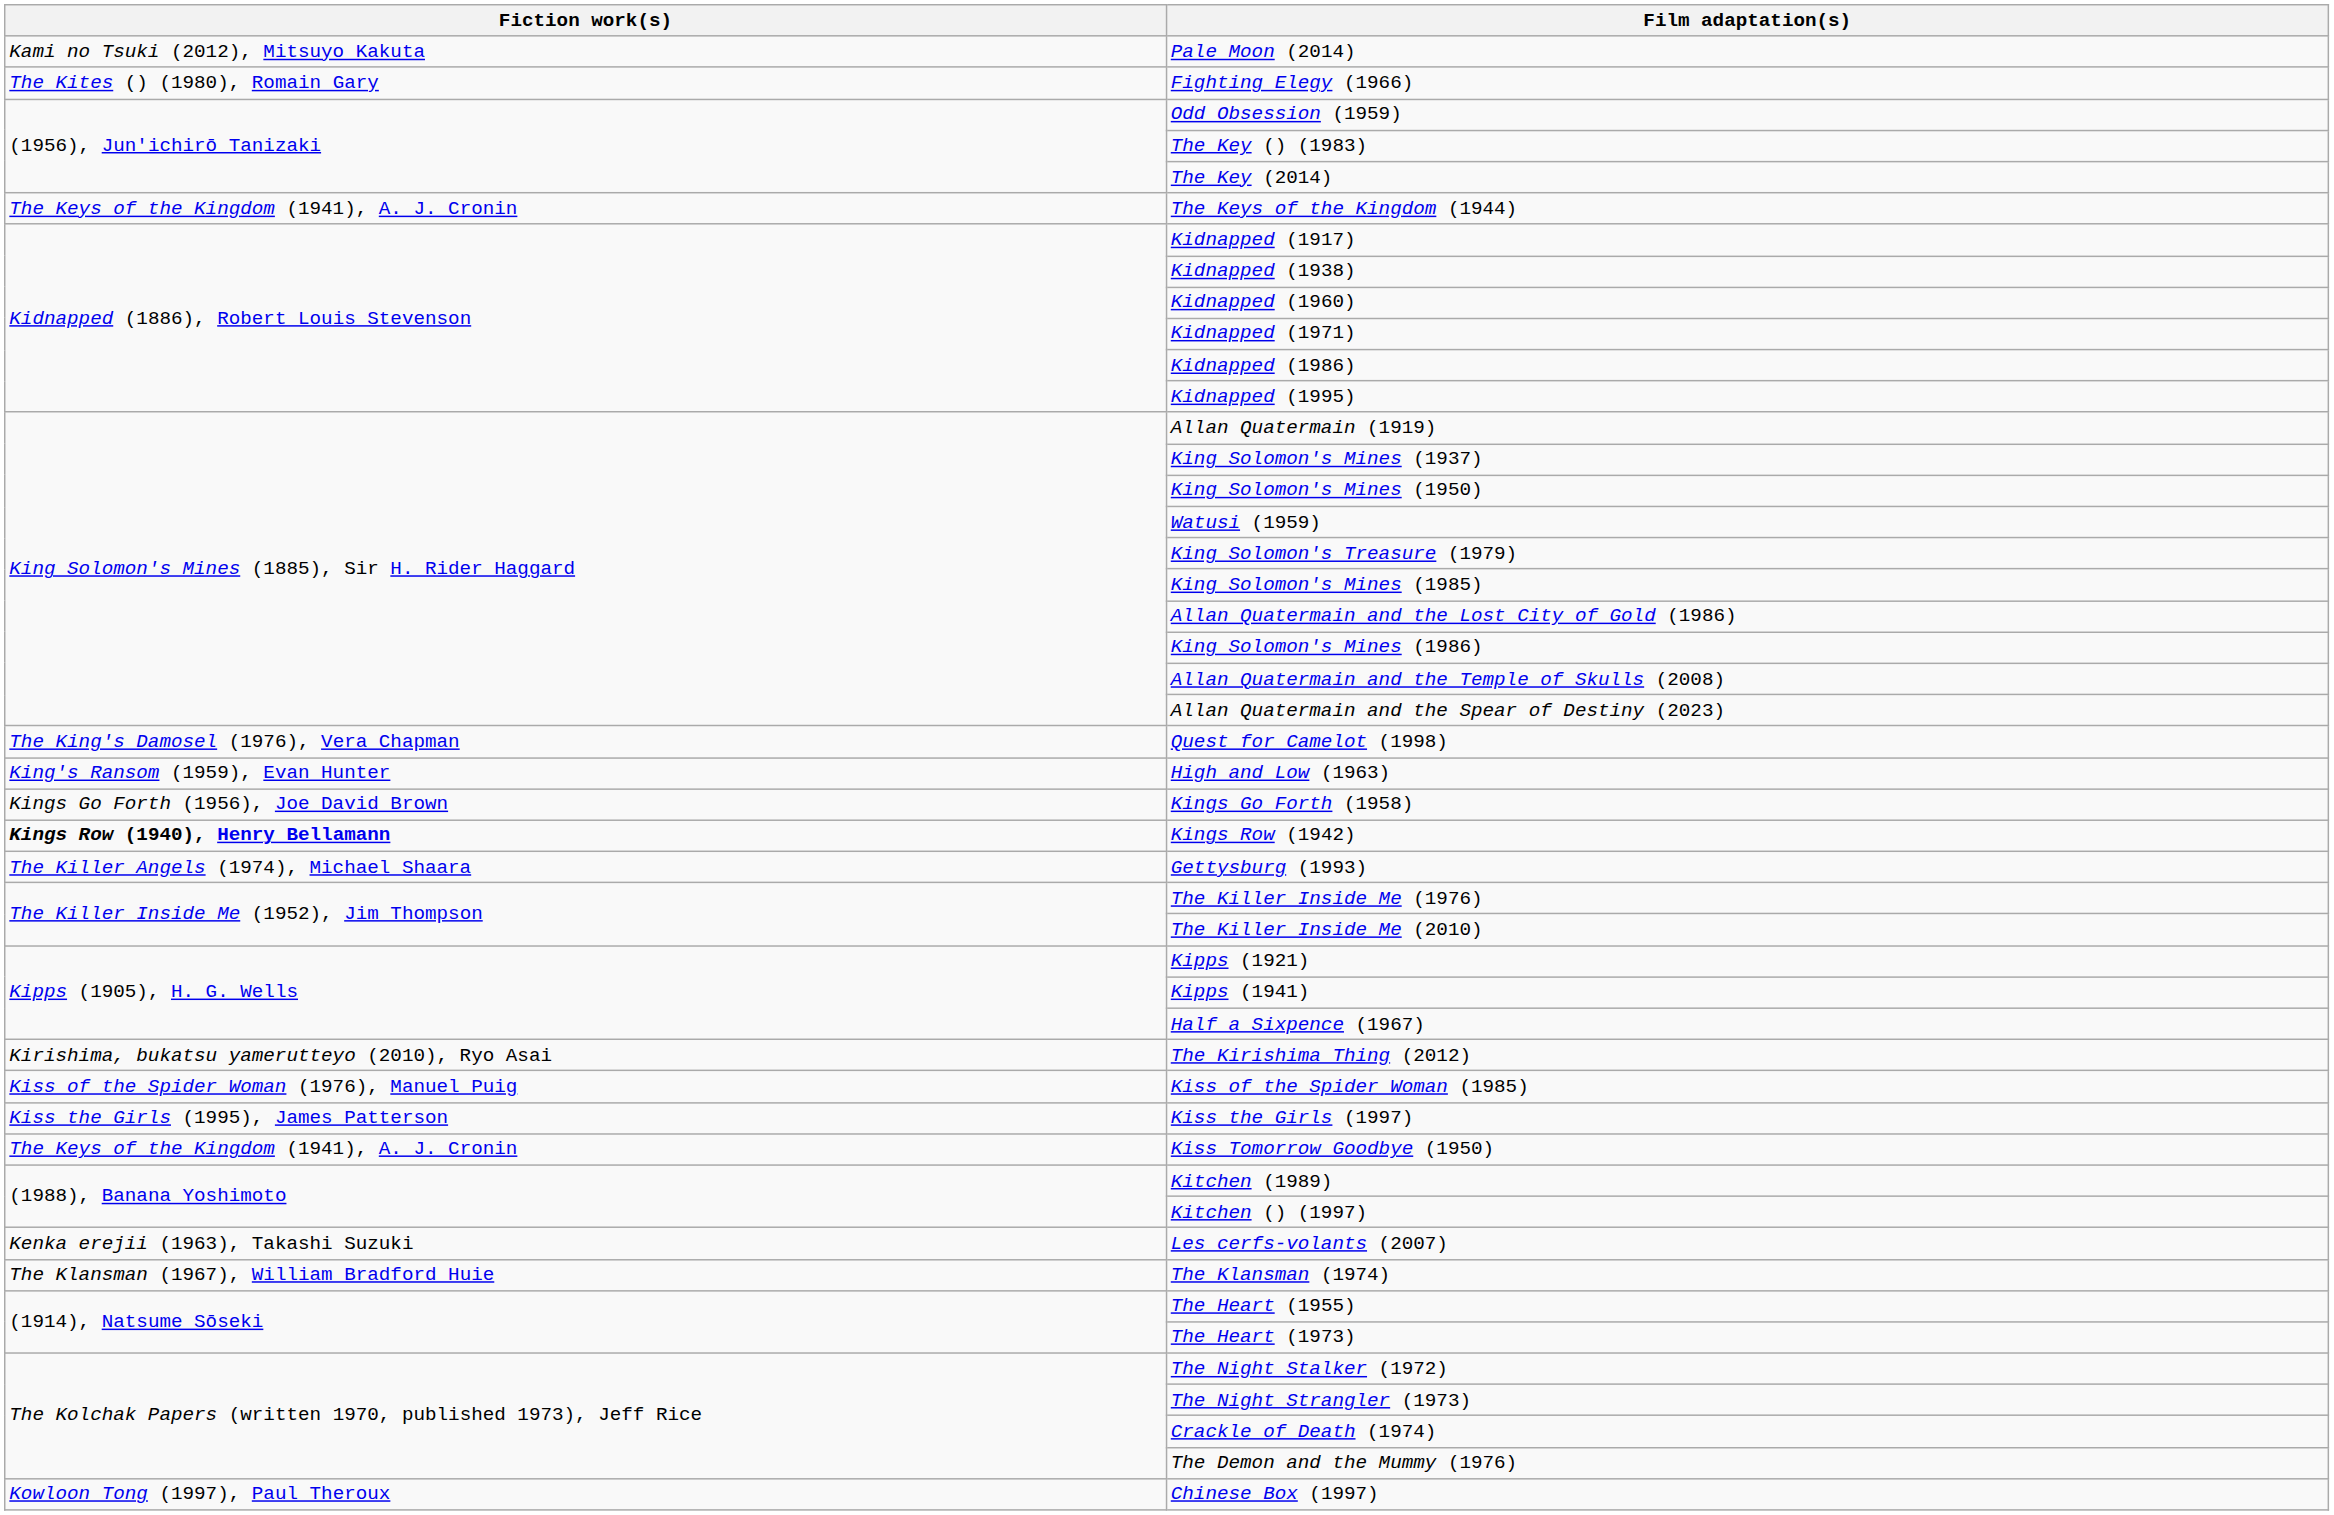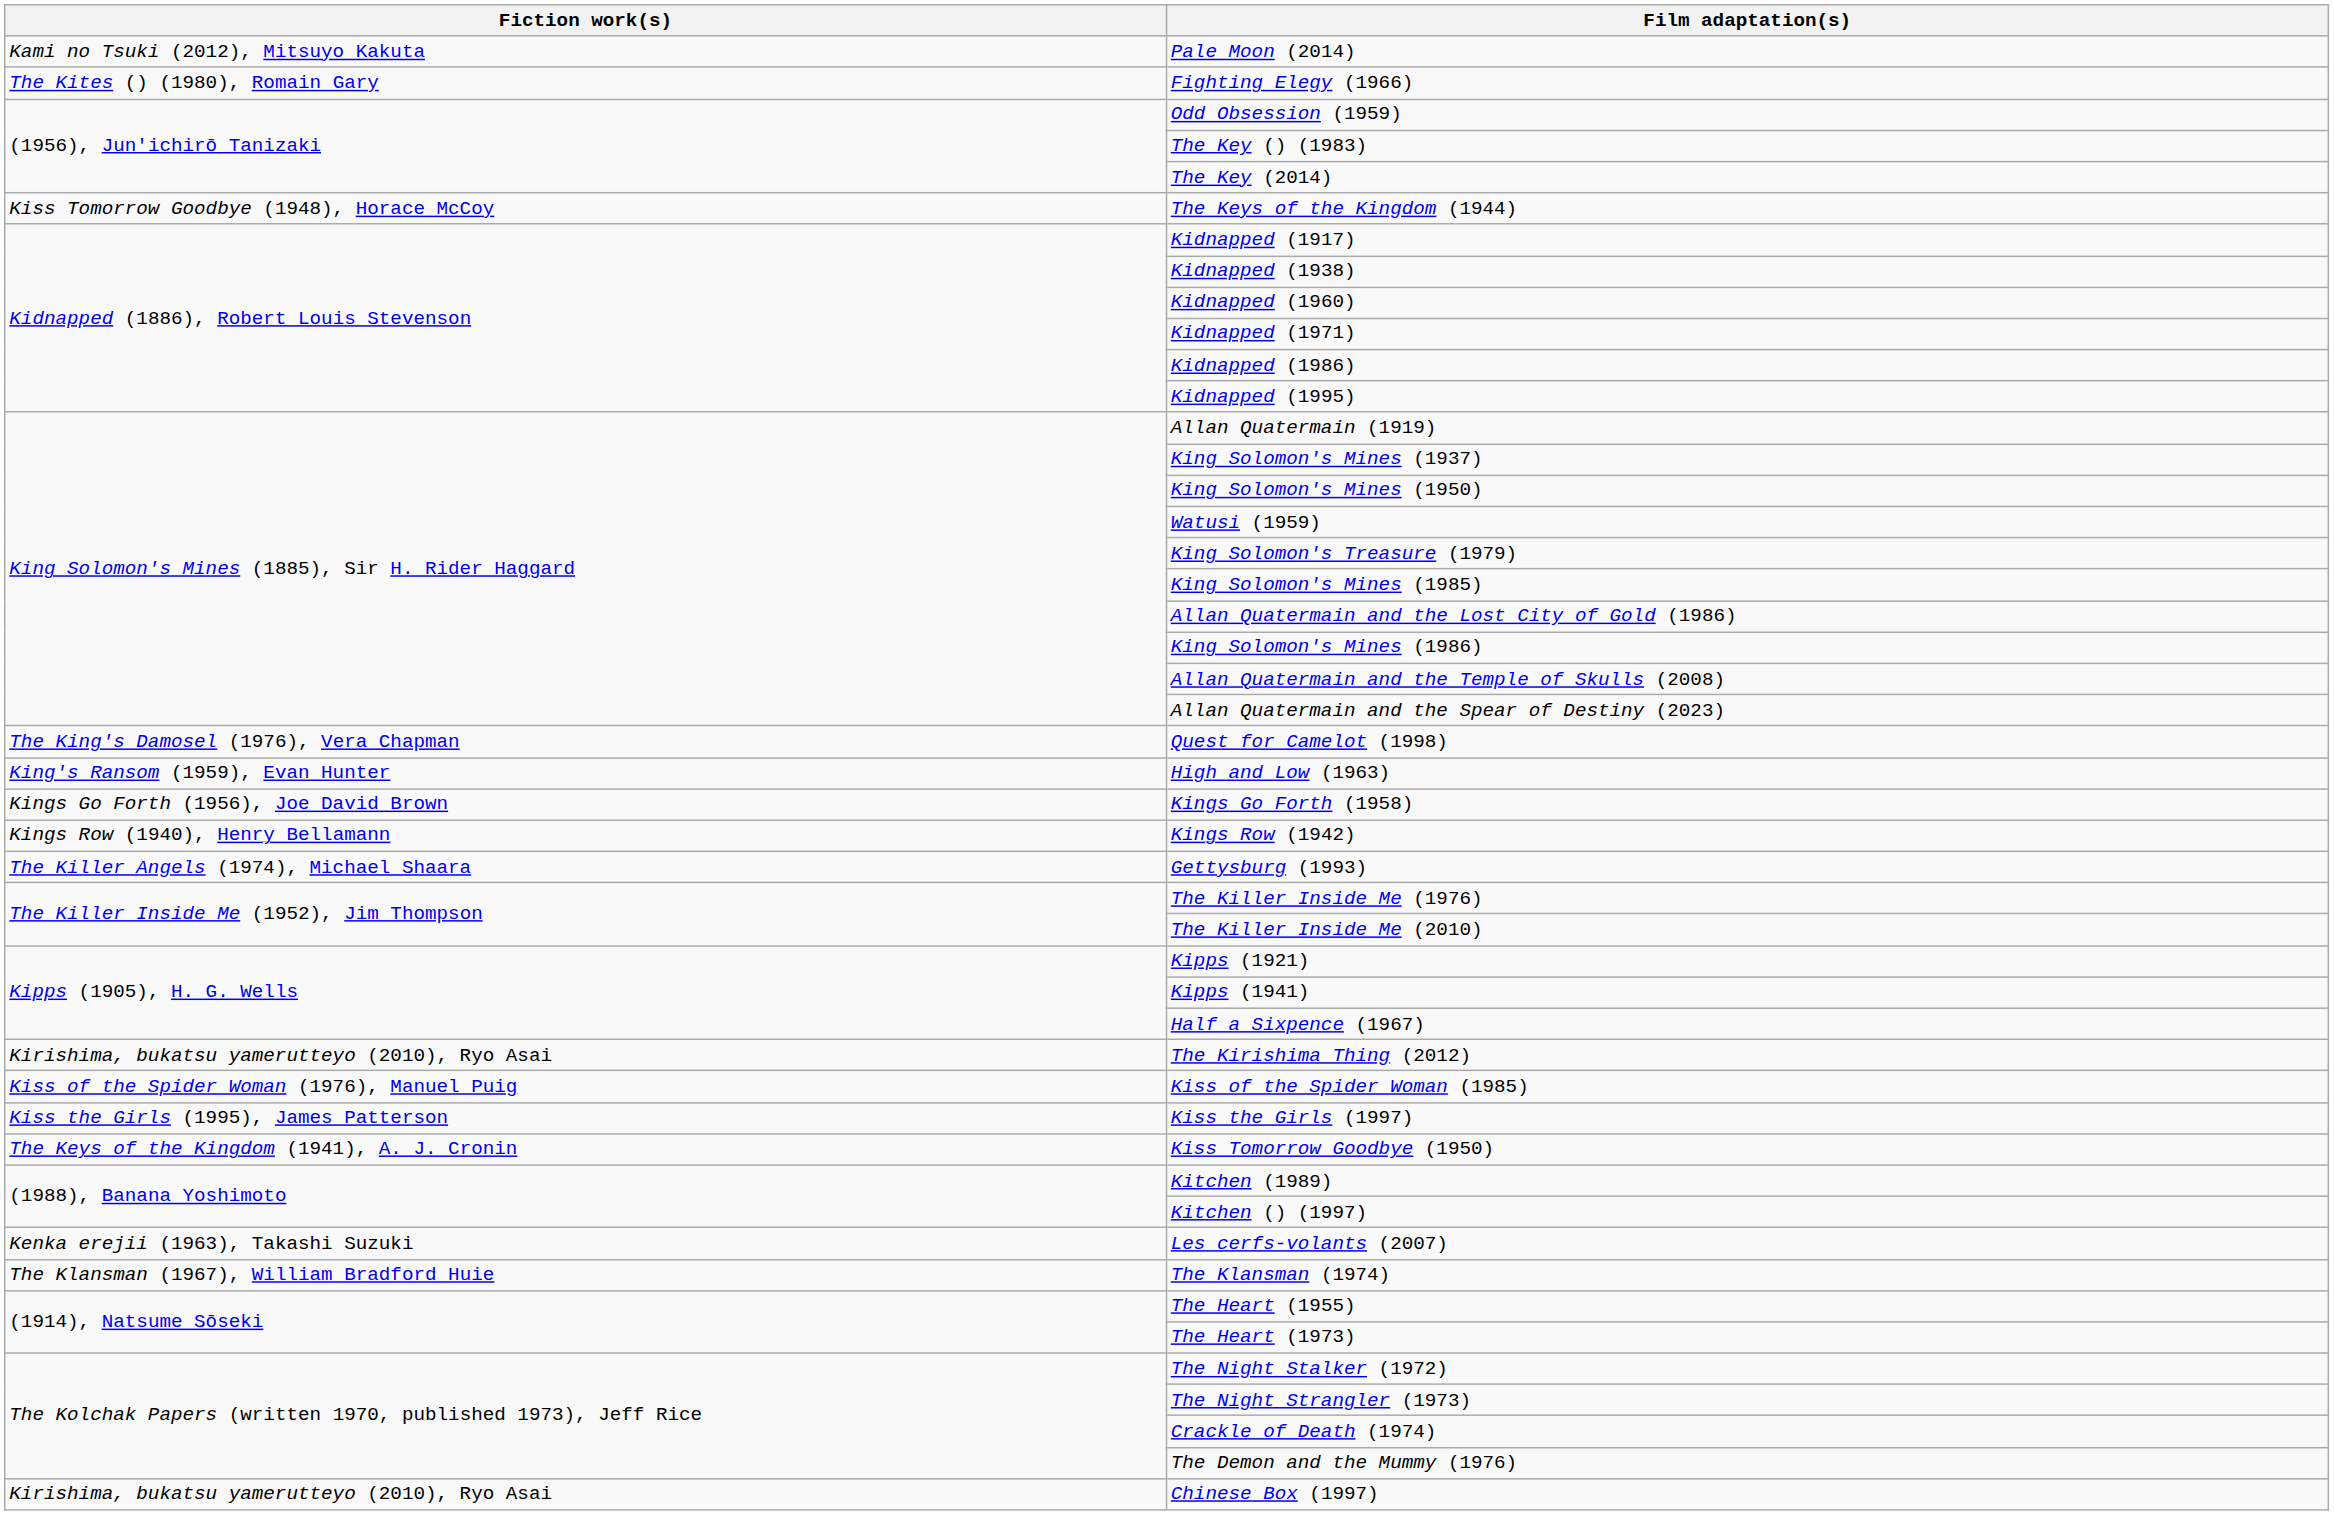(263, 209) The Keys of the Kingdom (1941), A. J. Cronin -> (252, 209) Kiss Tomorrow Goodbye (1948), Horace McCoy
(200, 836) bold -> (200, 836) normal
(200, 1494) Kowloon Tong (1997), Paul Theroux -> (281, 1494) Kirishima, bukatsu yamerutteyo (2010), Ryo Asai
